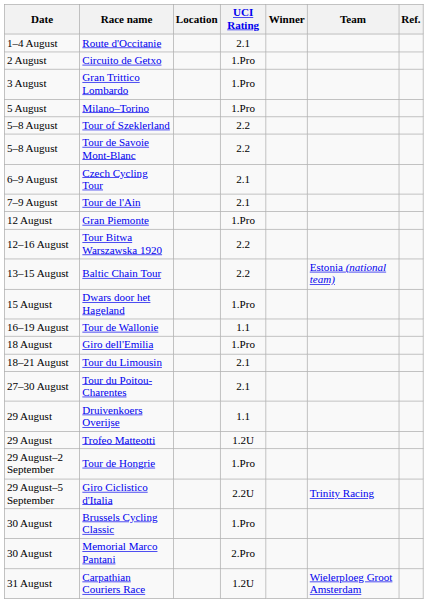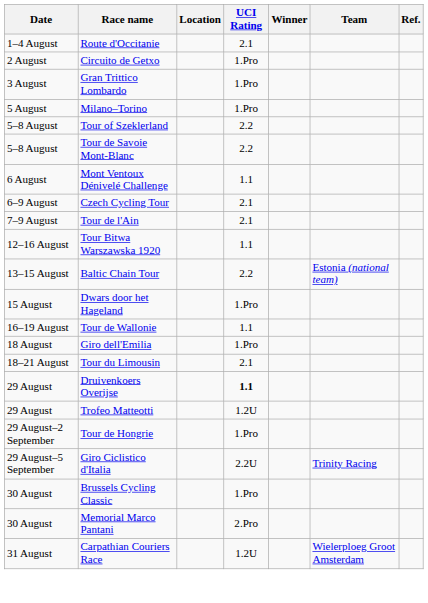+ row: (124, 179)
- row: (116, 220)
(243, 244) 2.2 -> (246, 244) 1.1
- row: (117, 386)
(243, 416) normal -> (246, 386) bold
